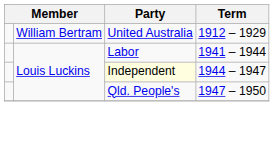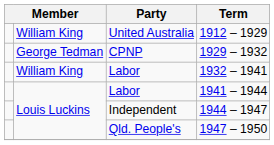(59, 33) William Bertram -> (50, 33) William King
+ row: (233, 52)
+ row: (233, 71)
(141, 71) lightyellow background -> (143, 110) no background
